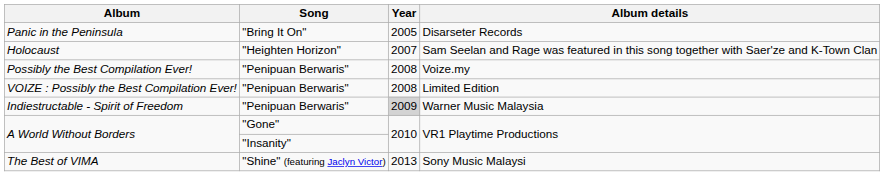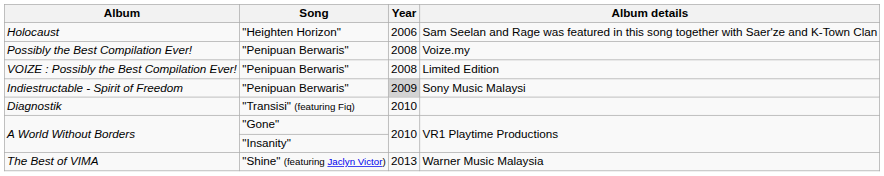- row: (65, 32)
(404, 50) 2007 -> (404, 32) 2006
(483, 106) Warner Music Malaysia -> (474, 87) Sony Music Malaysi
+ row: (34, 106)
(474, 161) Sony Music Malaysi -> (483, 161) Warner Music Malaysia
